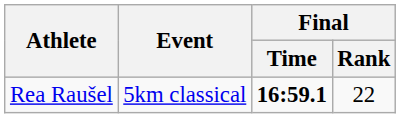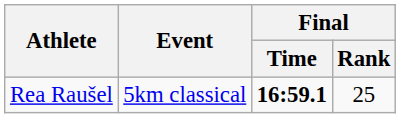(364, 94) 22 -> (364, 94) 25
